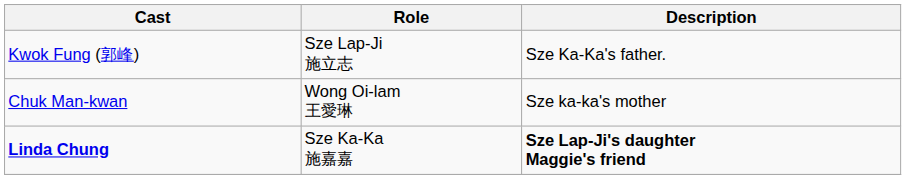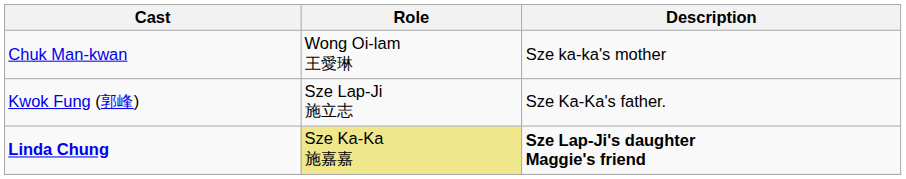rows swapped: (74, 54) <-> (68, 102)
(344, 149) no background -> (344, 149) khaki background
